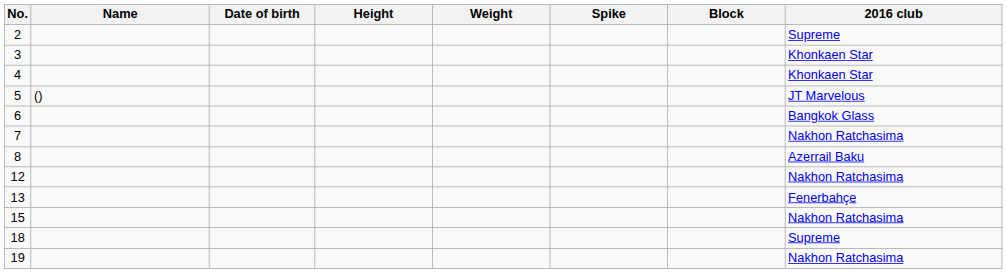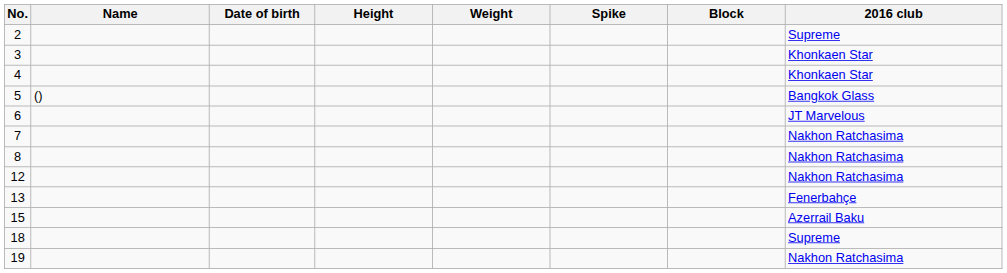(826, 95) JT Marvelous -> (831, 95) Bangkok Glass
(831, 116) Bangkok Glass -> (826, 116) JT Marvelous
(826, 156) Azerrail Baku -> (846, 156) Nakhon Ratchasima
(846, 217) Nakhon Ratchasima -> (826, 217) Azerrail Baku
